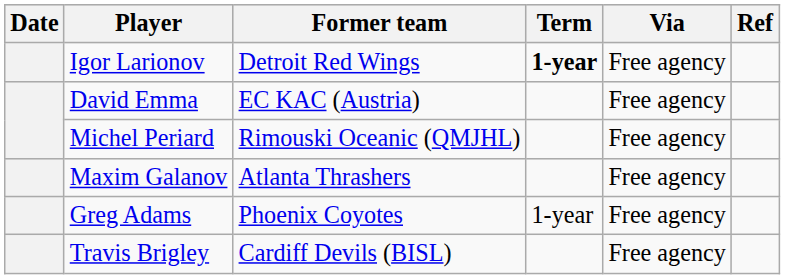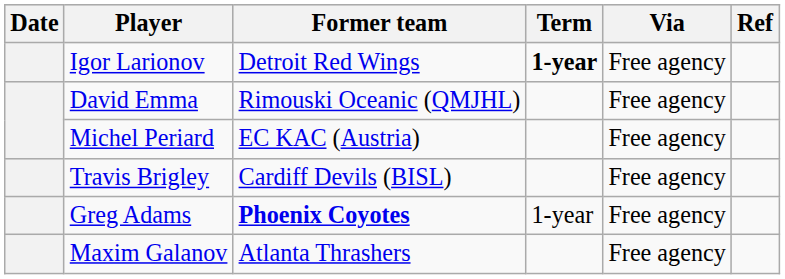(329, 100) EC KAC (Austria) -> (379, 100) Rimouski Oceanic (QMJHL)
(379, 138) Rimouski Oceanic (QMJHL) -> (329, 138) EC KAC (Austria)
rows swapped: (149, 176) <-> (139, 253)
(321, 215) normal -> (324, 215) bold
